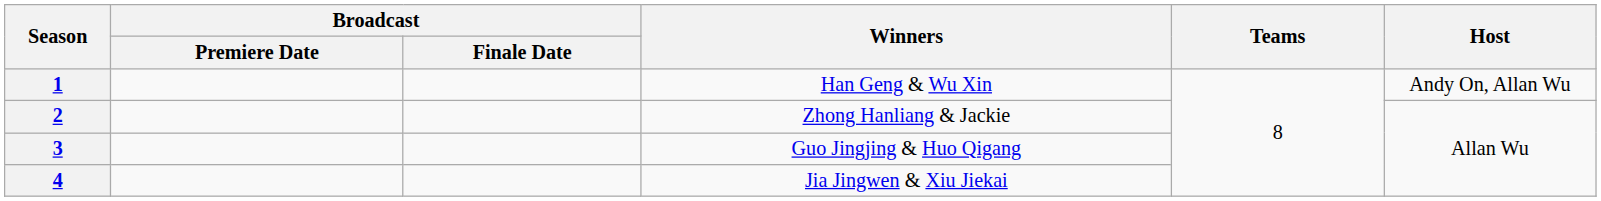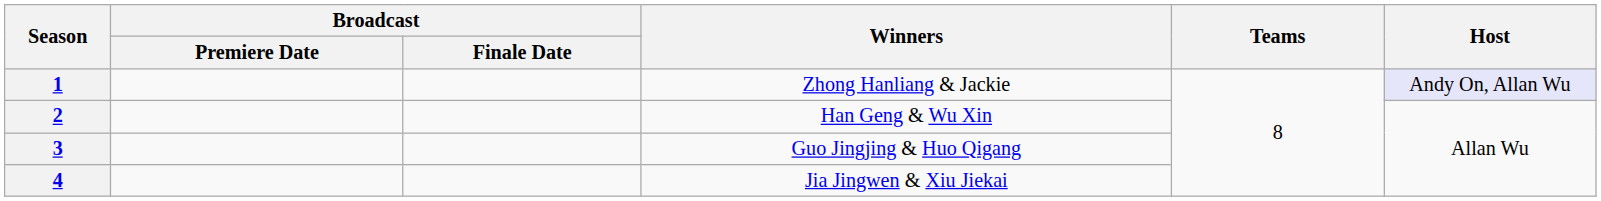(906, 84) Han Geng & Wu Xin -> (906, 84) Zhong Hanliang & Jackie
(1490, 84) no background -> (1490, 84) lavender background
(906, 116) Zhong Hanliang & Jackie -> (906, 116) Han Geng & Wu Xin
